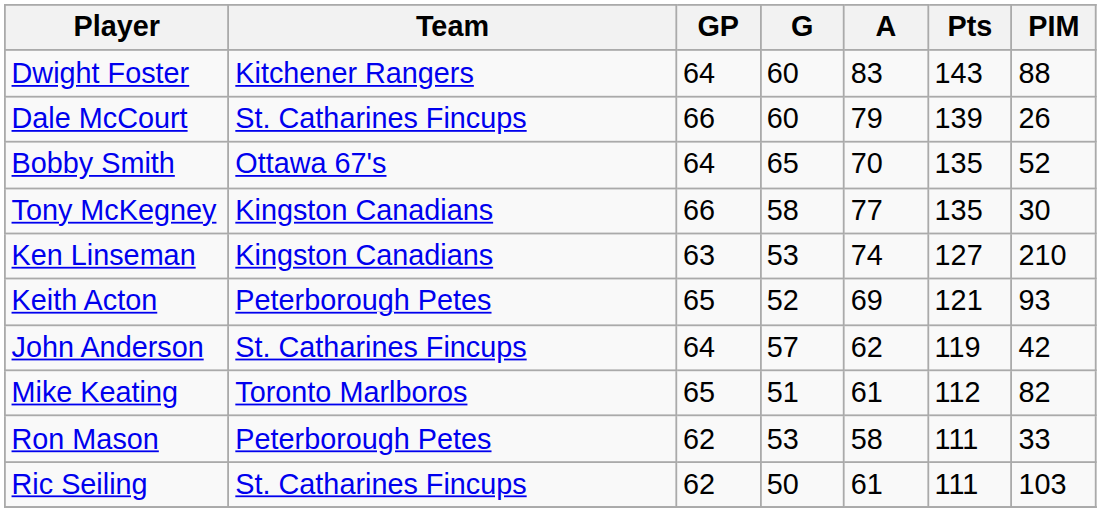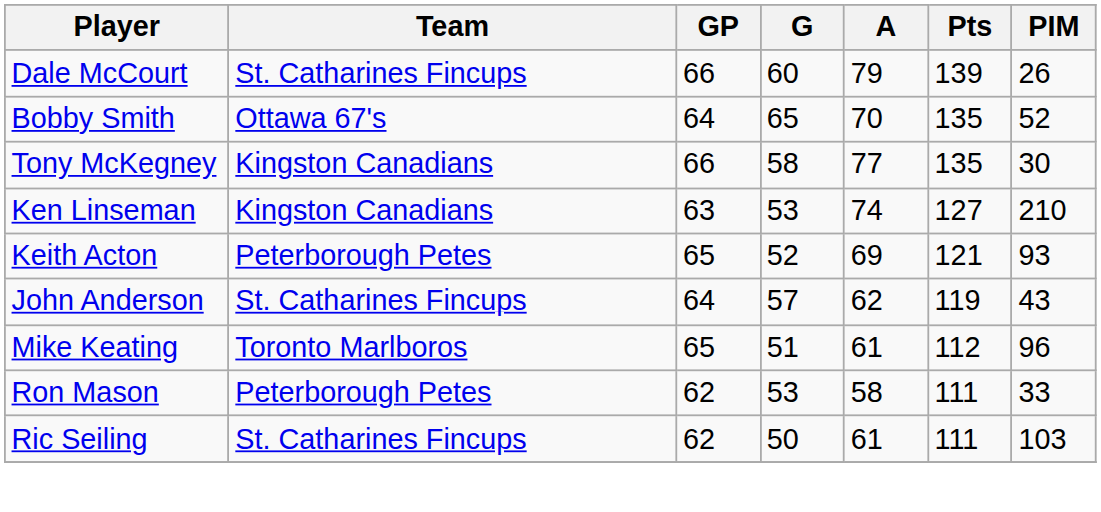- row: (100, 73)
(1035, 347) 42 -> (1035, 301) 43
(1035, 392) 82 -> (1035, 347) 96
